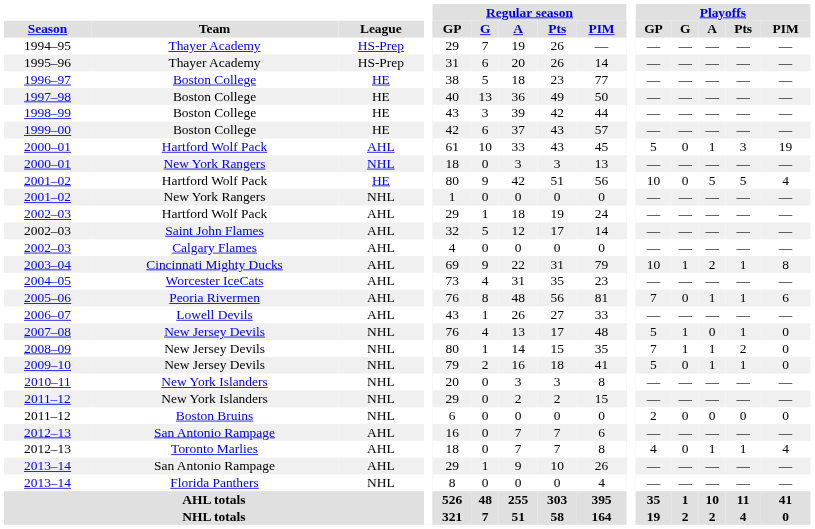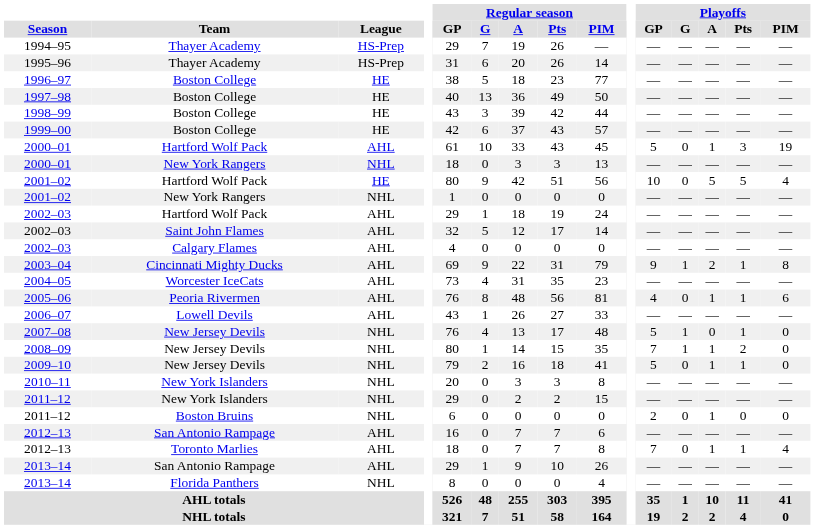(653, 264) 10 -> (653, 264) 9
(653, 298) 7 -> (653, 298) 4
(712, 415) 0 -> (712, 415) 1
(653, 449) 4 -> (653, 449) 7
